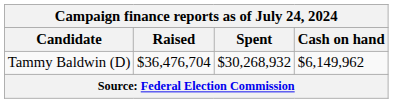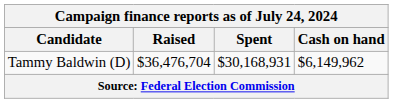(254, 62) $30,268,932 -> (254, 62) $30,168,931
